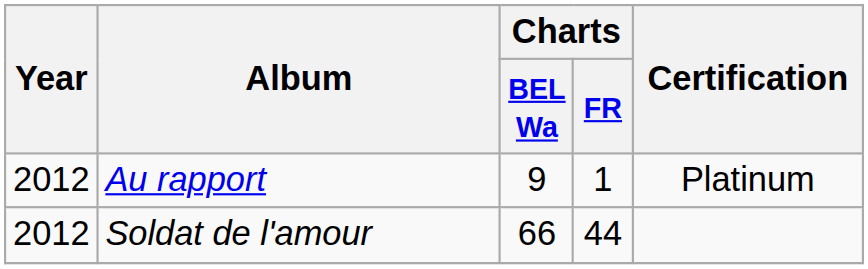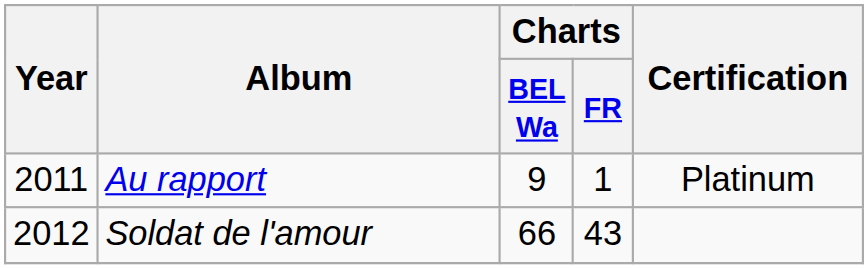(51, 179) 2012 -> (51, 179) 2011
(603, 234) 44 -> (603, 234) 43
